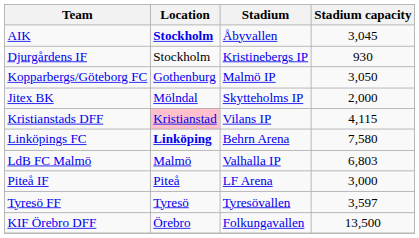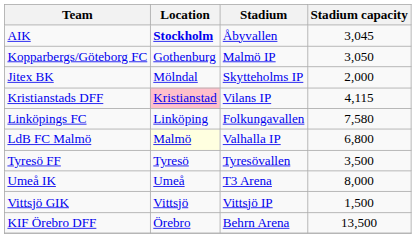- row: (47, 56)
(182, 139) bold -> (181, 118) normal
(256, 139) Behrn Arena -> (264, 118) Folkungavallen
(172, 160) no background -> (172, 139) lightyellow background
(363, 160) 6,803 -> (359, 139) 6,800
- row: (28, 181)
(363, 202) 3,597 -> (359, 160) 3,500
+ row: (32, 181)
+ row: (38, 202)
(264, 222) Folkungavallen -> (256, 222) Behrn Arena
